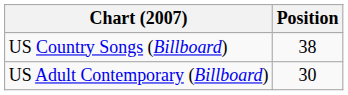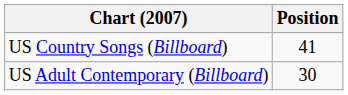(308, 47) 38 -> (308, 47) 41
